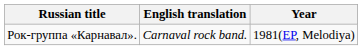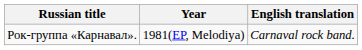columns swapped: (195, 14) <-> (304, 14)
